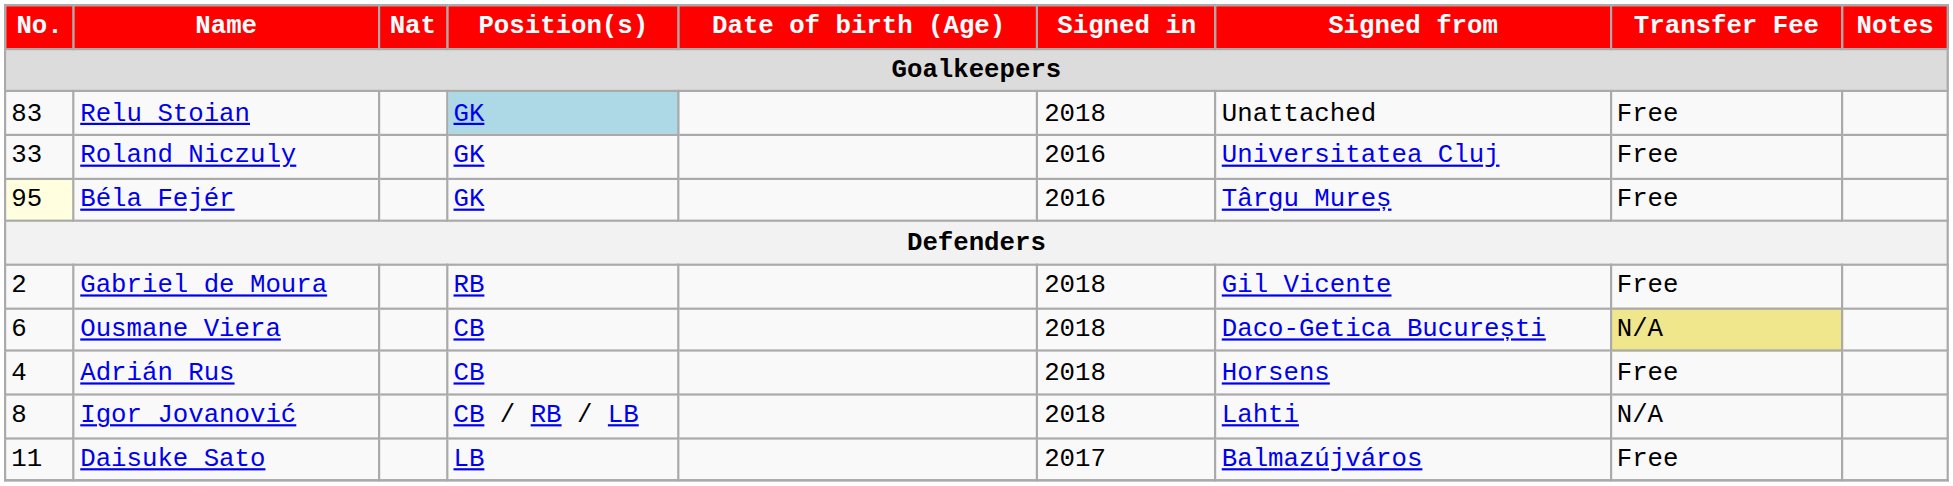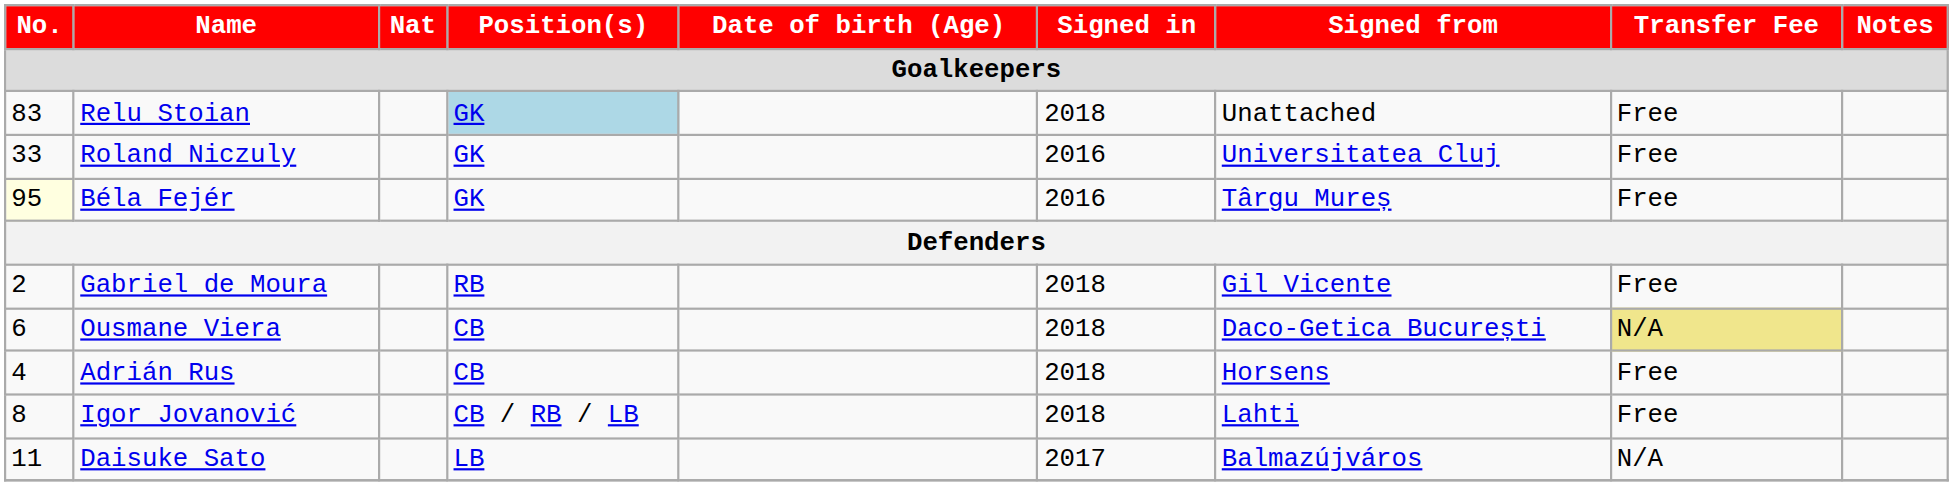(1640, 416) N/A -> (1648, 416) Free
(1648, 459) Free -> (1640, 459) N/A
